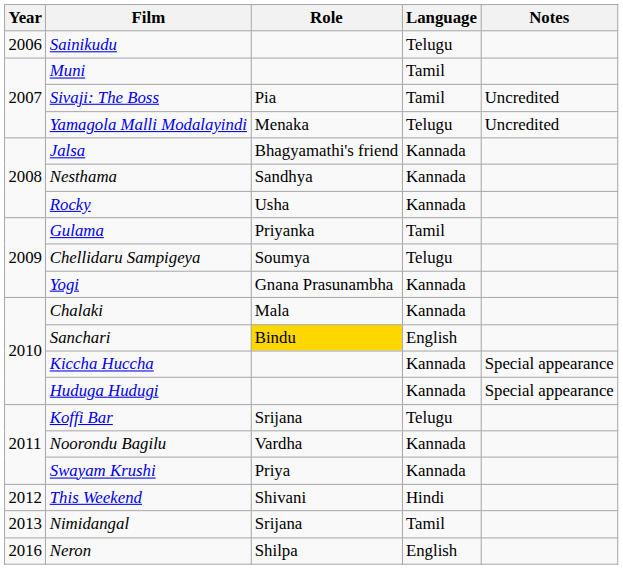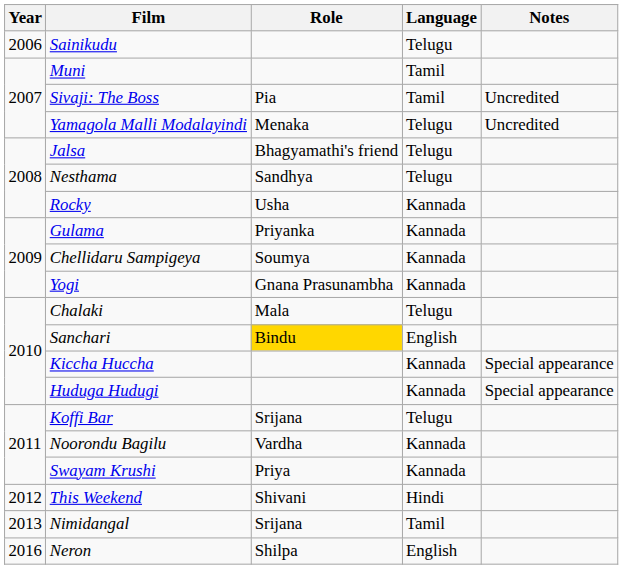(436, 151) Kannada -> (429, 151) Telugu
(436, 177) Kannada -> (429, 177) Telugu
(425, 230) Tamil -> (436, 230) Kannada
(429, 257) Telugu -> (436, 257) Kannada
(436, 310) Kannada -> (429, 310) Telugu
